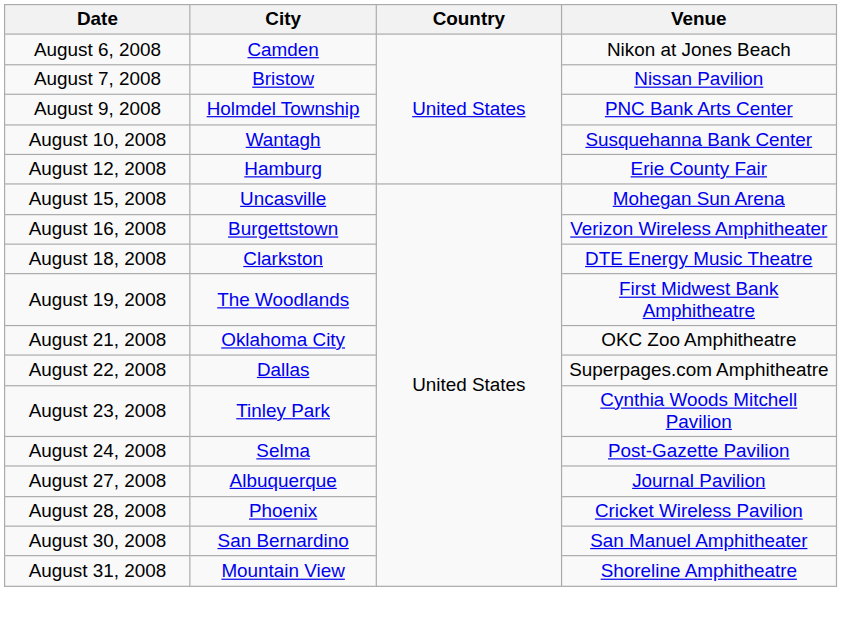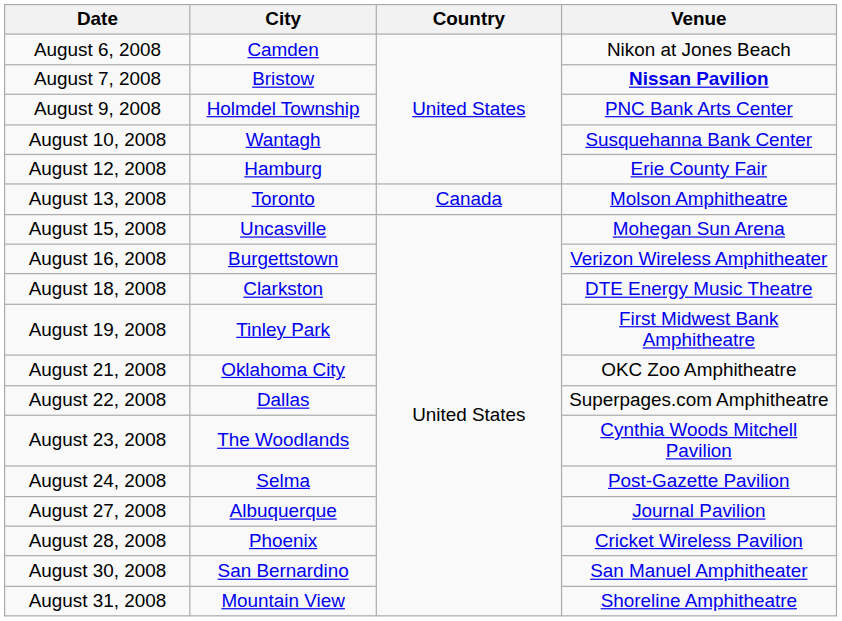(699, 79) normal -> (699, 79) bold
+ row: (97, 199)
(283, 299) The Woodlands -> (283, 329) Tinley Park
(283, 410) Tinley Park -> (283, 440) The Woodlands
